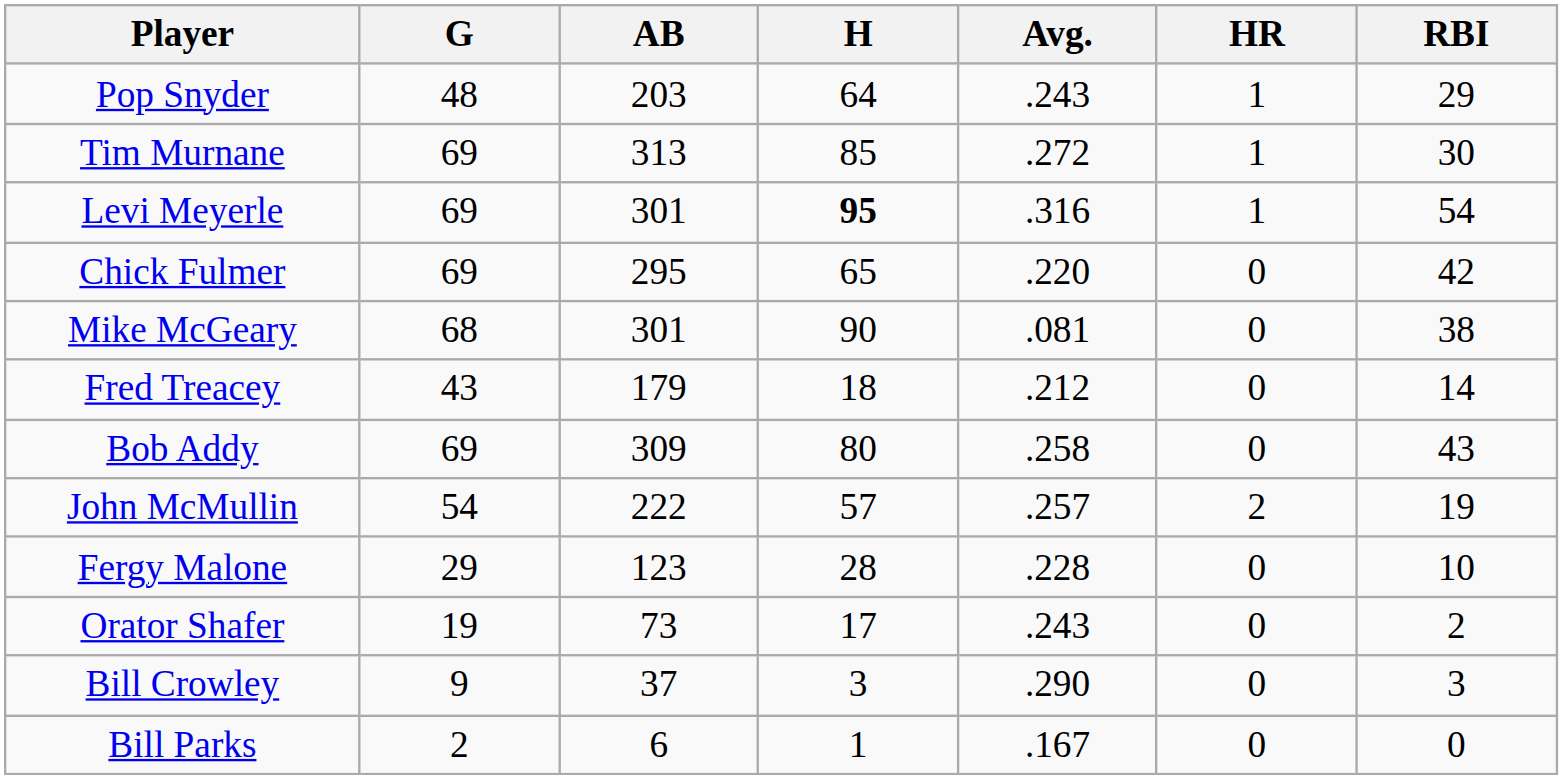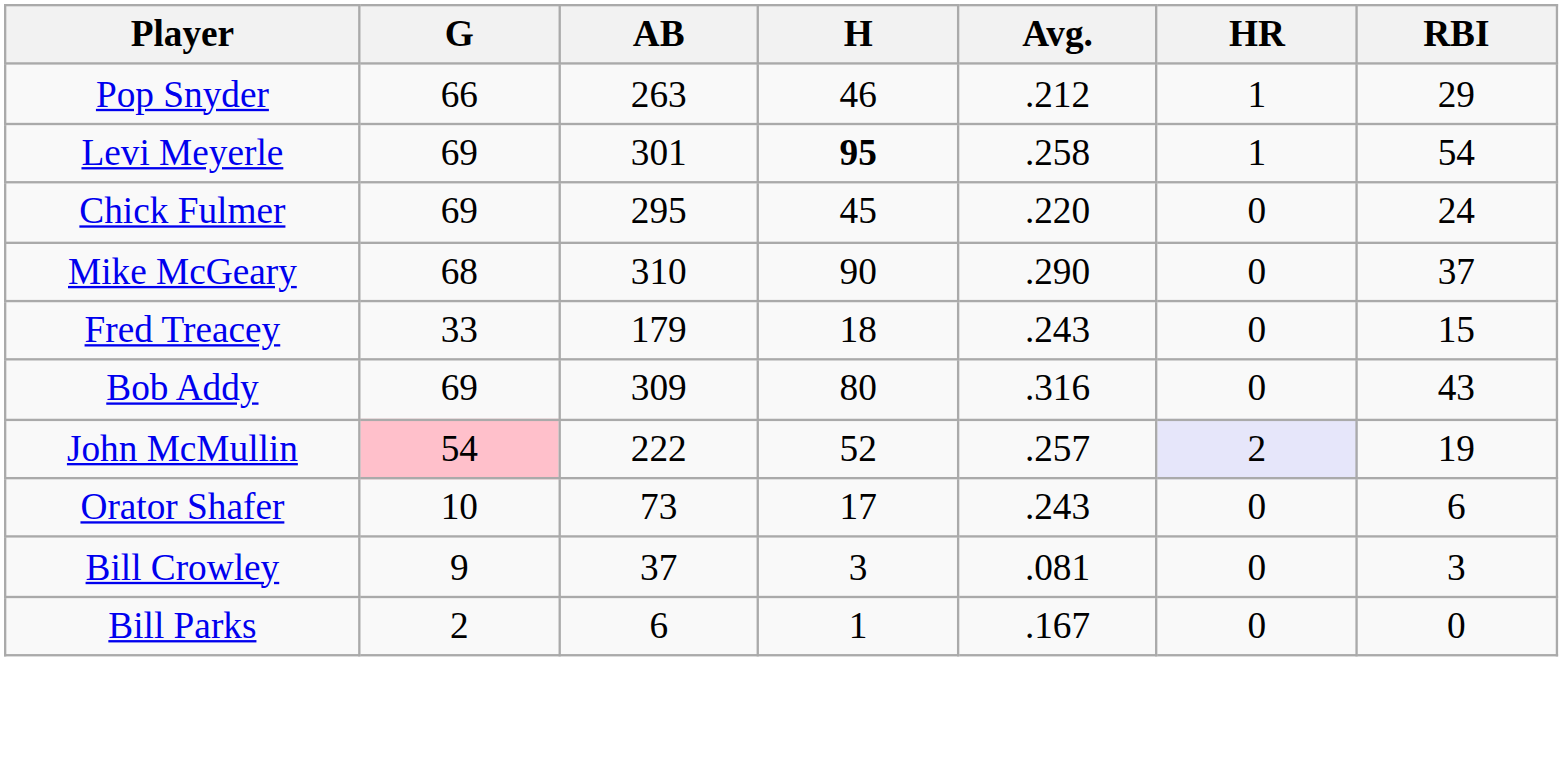(459, 93) 48 -> (459, 93) 66
(659, 93) 203 -> (659, 93) 263
(858, 93) 64 -> (858, 93) 46
(1058, 93) .243 -> (1058, 93) .212
- row: (182, 152)
(1058, 211) .316 -> (1058, 152) .258
(858, 270) 65 -> (858, 211) 45
(1456, 270) 42 -> (1456, 211) 24
(659, 329) 301 -> (659, 270) 310
(1058, 329) .081 -> (1058, 270) .290
(1456, 329) 38 -> (1456, 270) 37
(459, 388) 43 -> (459, 329) 33
(1058, 388) .212 -> (1058, 329) .243
(1456, 388) 14 -> (1456, 329) 15
(1058, 447) .258 -> (1058, 388) .316
(459, 507) no background -> (459, 447) pink background
(858, 507) 57 -> (858, 447) 52
(1257, 507) no background -> (1257, 447) lavender background
- row: (182, 566)
(459, 625) 19 -> (459, 507) 10
(1456, 625) 2 -> (1456, 507) 6
(1058, 684) .290 -> (1058, 566) .081
